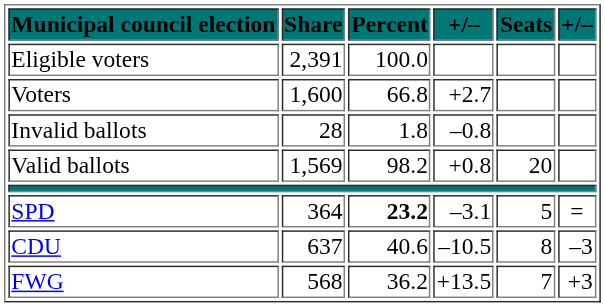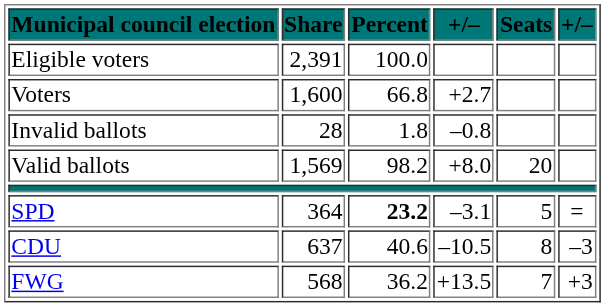(470, 165) +0.8 -> (470, 165) +8.0
